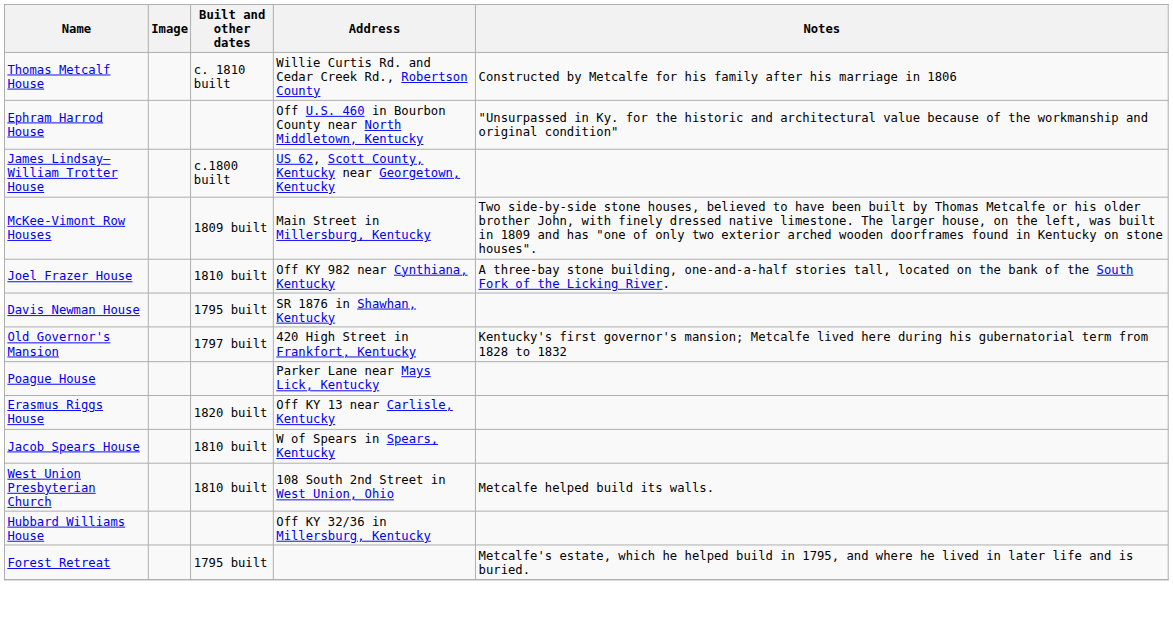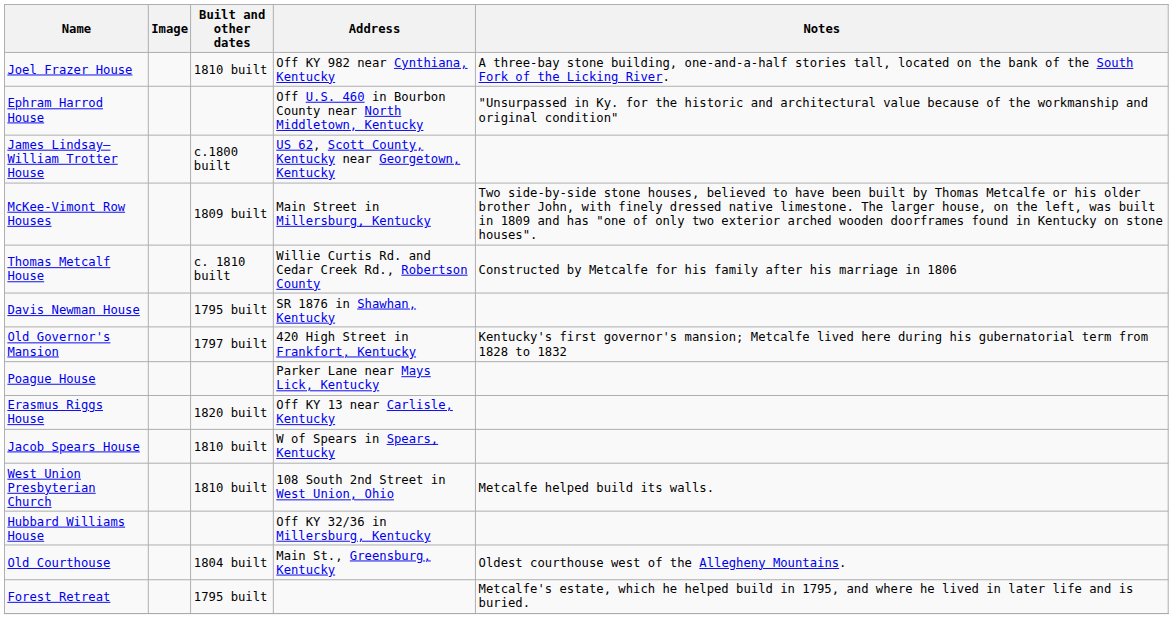rows swapped: (70, 276) <-> (59, 77)
+ row: (59, 562)
